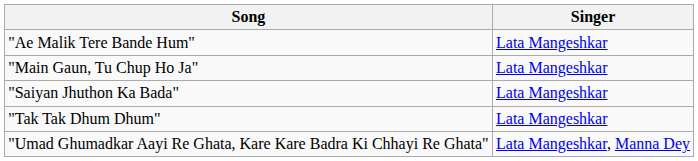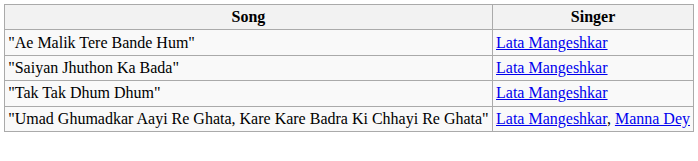- row: (103, 67)
